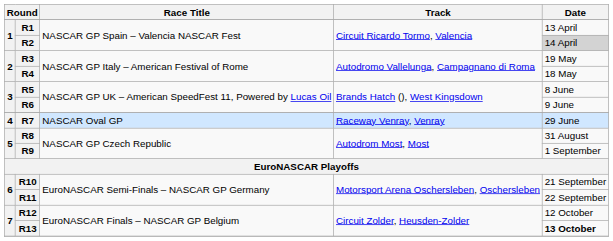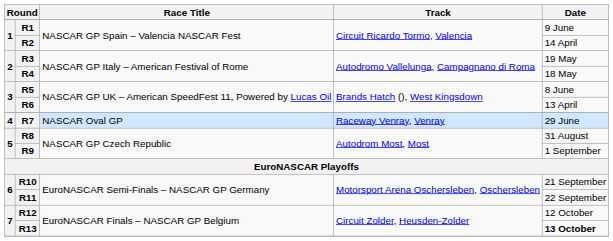(561, 27) 13 April -> (559, 27) 9 June
(561, 43) lightgrey background -> (561, 43) no background
(559, 104) 9 June -> (561, 104) 13 April
